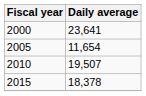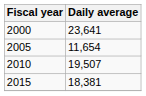(85, 82) 18,378 -> (85, 82) 18,381
